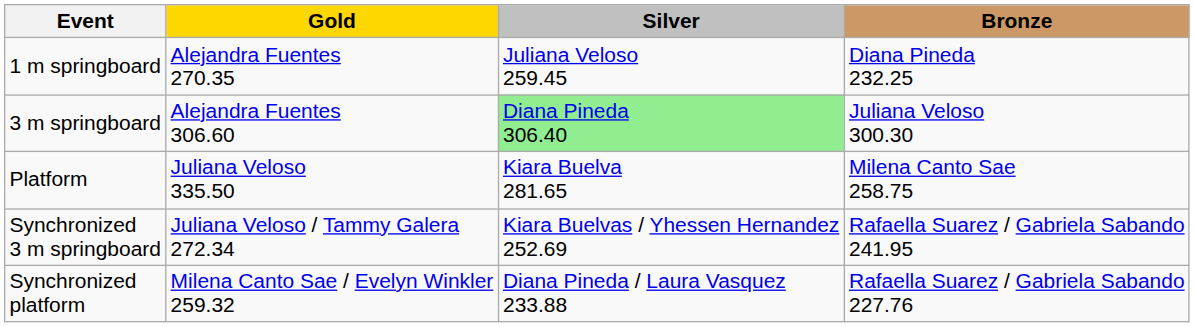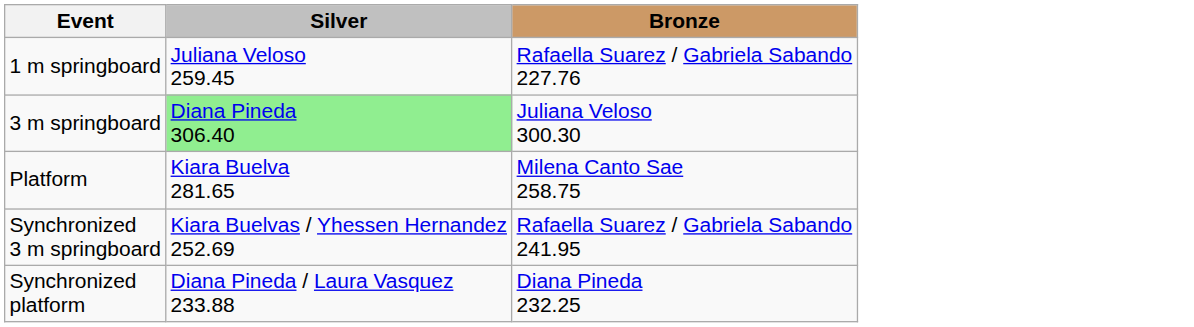- column: (332, 21)
(912, 66) Diana Pineda 232.25 -> (684, 66) Rafaella Suarez / Gabriela Sabando 227.76
(1017, 293) Rafaella Suarez / Gabriela Sabando 227.76 -> (580, 293) Diana Pineda 232.25
